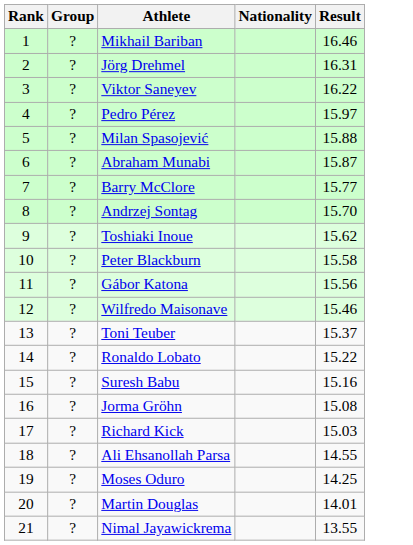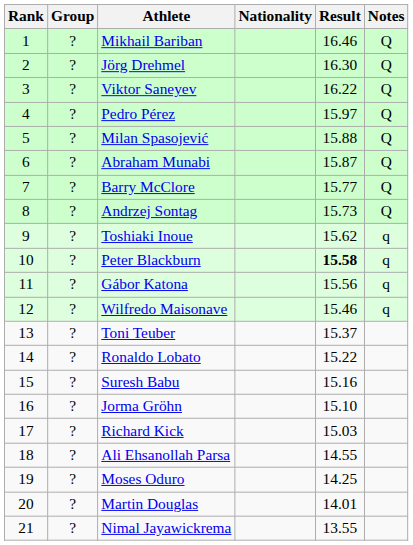+ column: (386, 16)
(340, 65) 16.31 -> (340, 65) 16.30
(340, 211) 15.70 -> (340, 211) 15.73
(340, 260) normal -> (340, 260) bold
(340, 406) 15.08 -> (340, 406) 15.10
